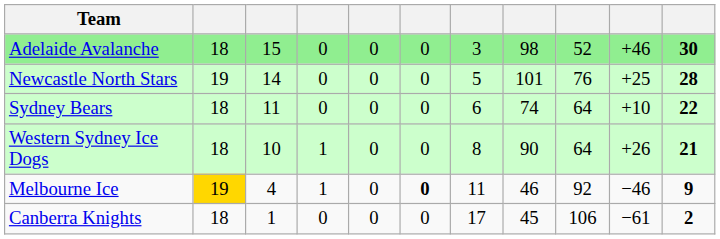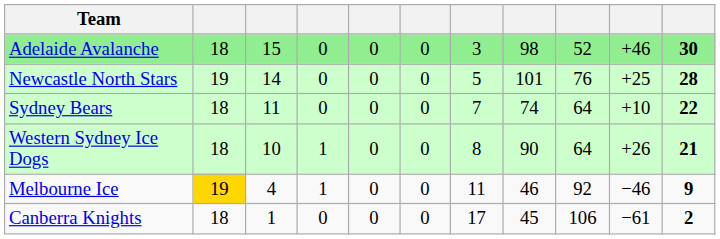(477, 108) 6 -> (477, 108) 7
(425, 188) bold -> (425, 188) normal
